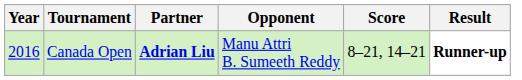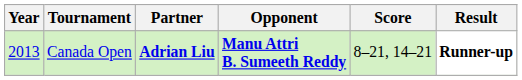(24, 52) 2016 -> (24, 52) 2013
(281, 52) normal -> (284, 52) bold
